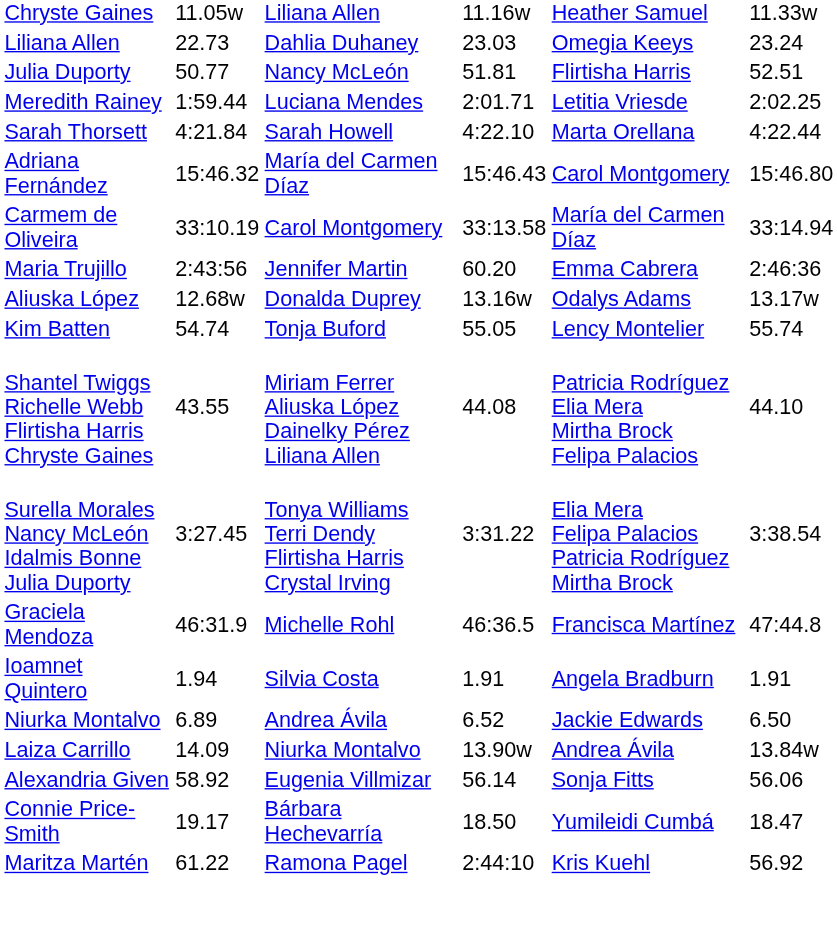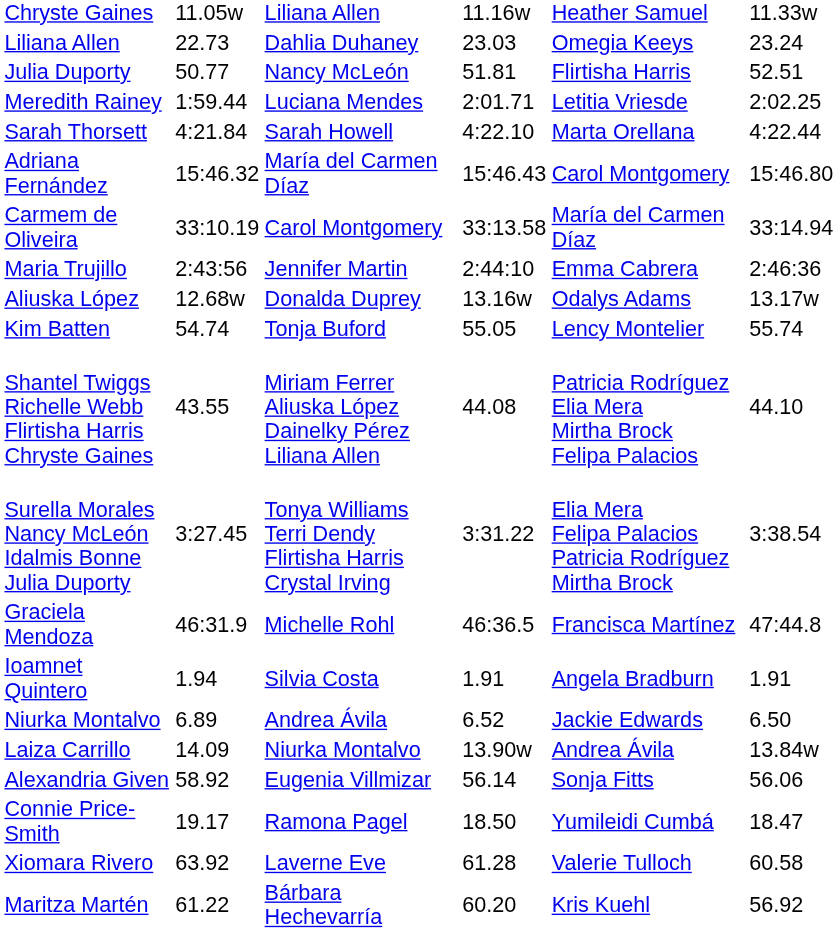(489, 269) 60.20 -> (498, 269) 2:44:10
(323, 821) Bárbara Hechevarría -> (336, 821) Ramona Pagel
+ row: (79, 863)
(336, 863) Ramona Pagel -> (323, 905) Bárbara Hechevarría
(498, 863) 2:44:10 -> (489, 905) 60.20
